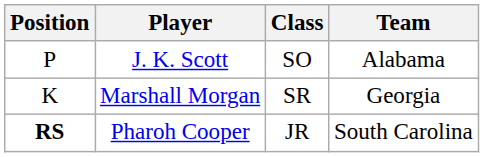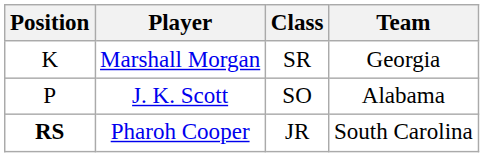rows swapped: (180, 59) <-> (180, 95)
